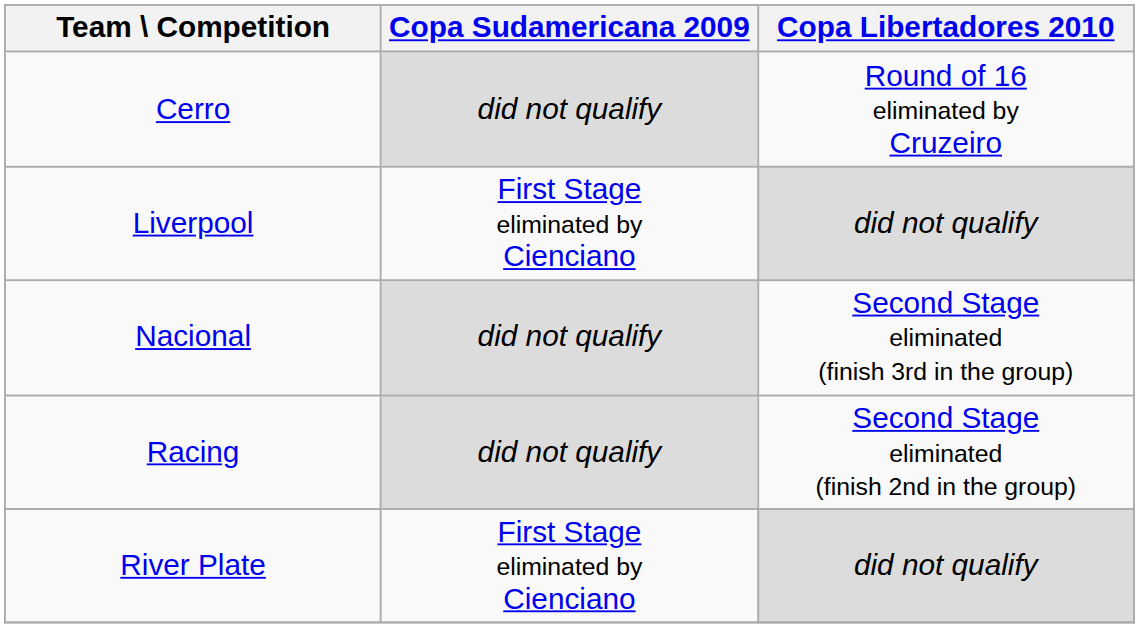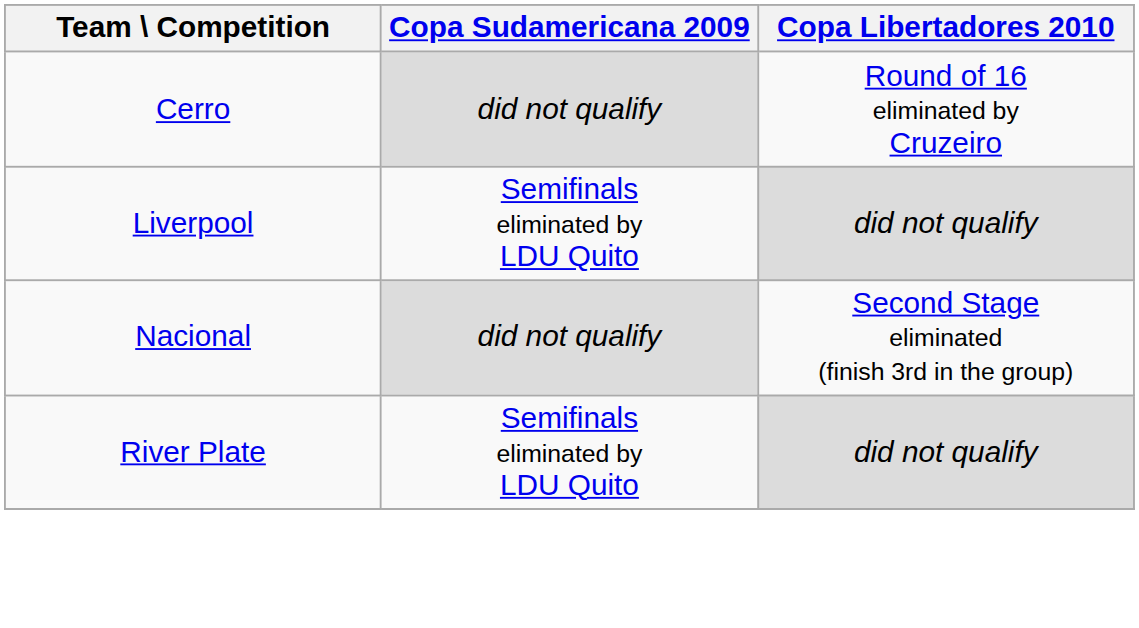(569, 222) First Stage eliminated by Cienciano -> (569, 222) Semifinals eliminated by LDU Quito
- row: (193, 451)
(569, 565) First Stage eliminated by Cienciano -> (569, 451) Semifinals eliminated by LDU Quito
